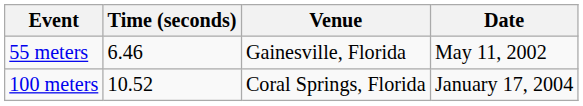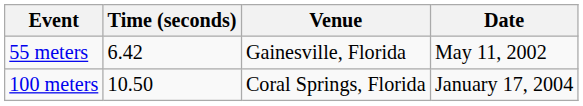(125, 52) 6.46 -> (125, 52) 6.42
(130, 84) 10.52 -> (130, 84) 10.50
